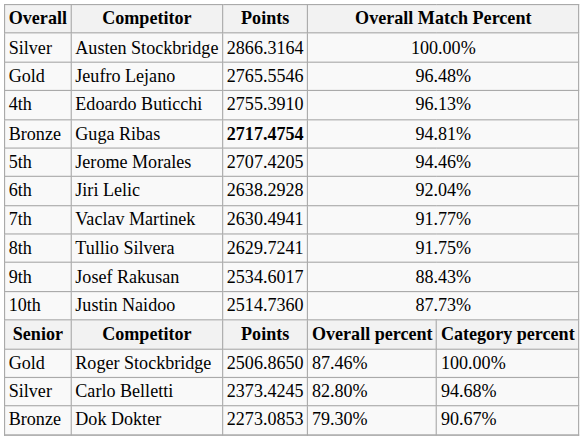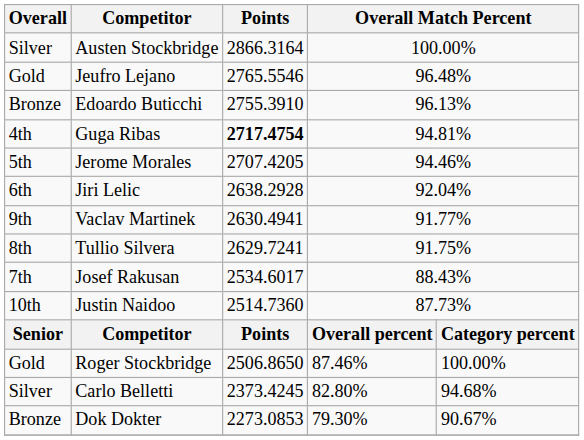(20, 104) 4th -> (35, 104) Bronze
(35, 133) Bronze -> (20, 133) 4th
(20, 219) 7th -> (20, 219) 9th
(20, 276) 9th -> (20, 276) 7th
